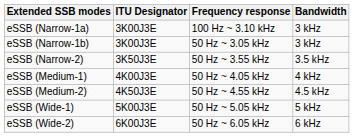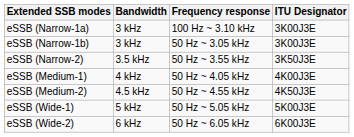columns swapped: (321, 12) <-> (151, 12)
